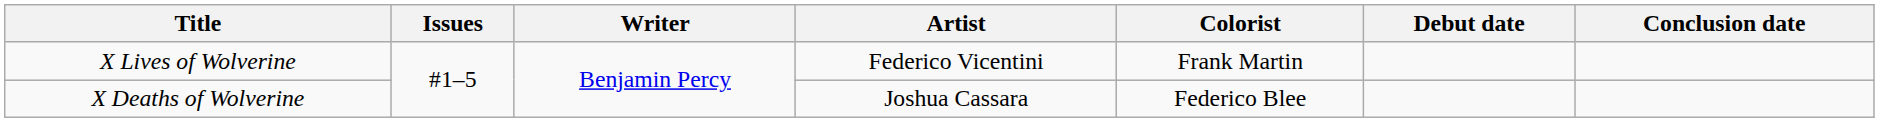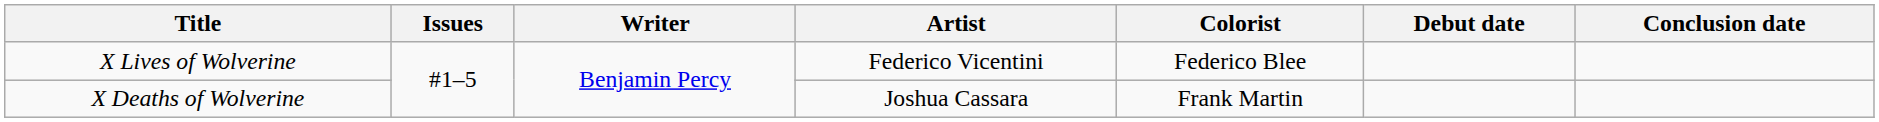(1240, 60) Frank Martin -> (1240, 60) Federico Blee
(1240, 98) Federico Blee -> (1240, 98) Frank Martin
